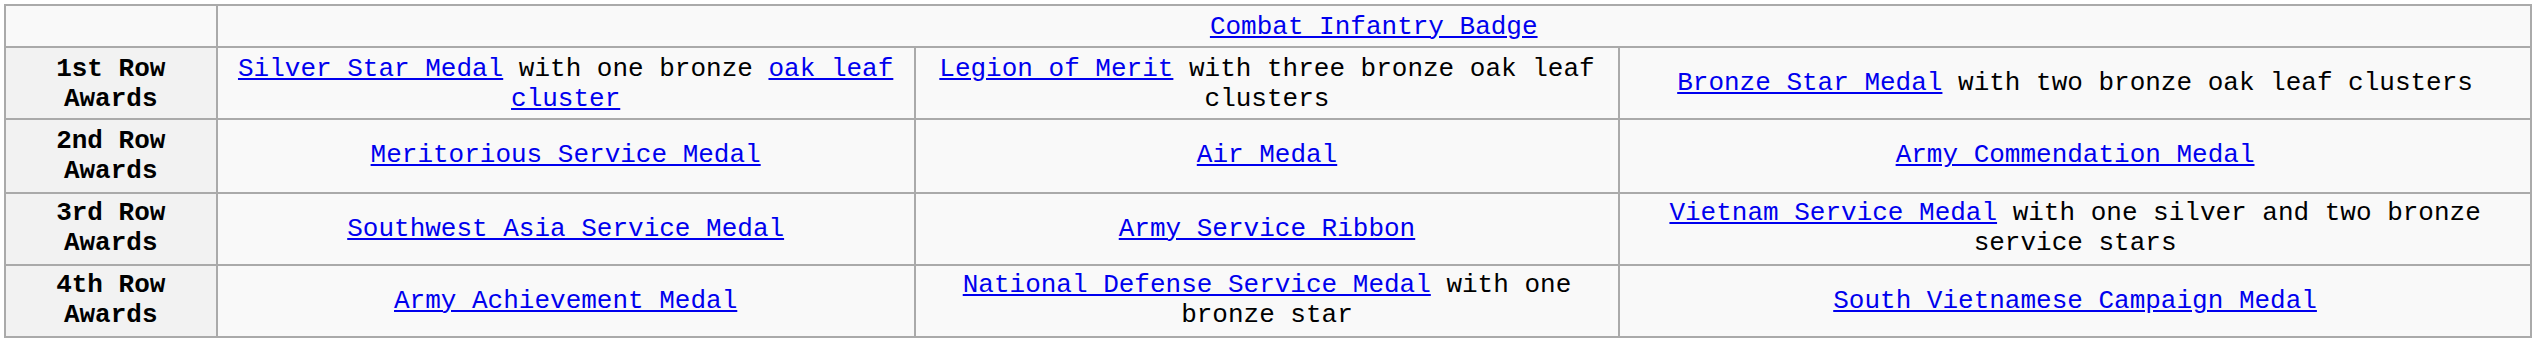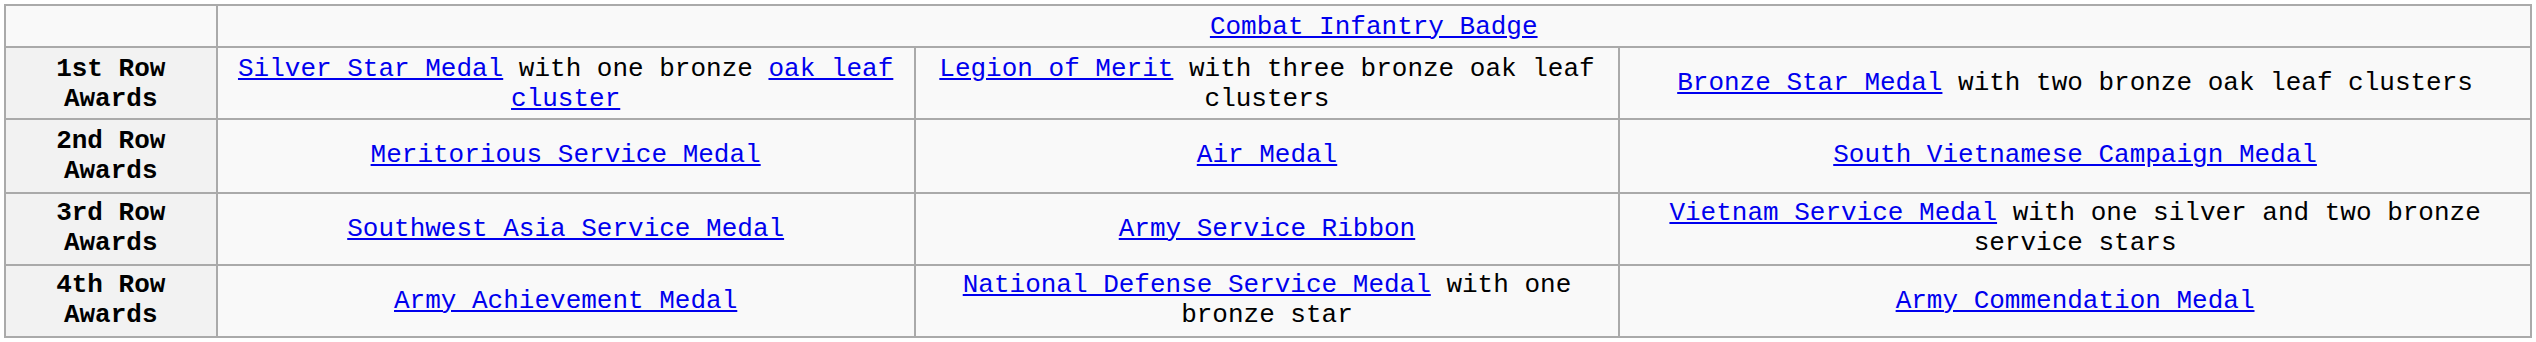(2075, 156) Army Commendation Medal -> (2075, 156) South Vietnamese Campaign Medal
(2075, 301) South Vietnamese Campaign Medal -> (2075, 301) Army Commendation Medal
